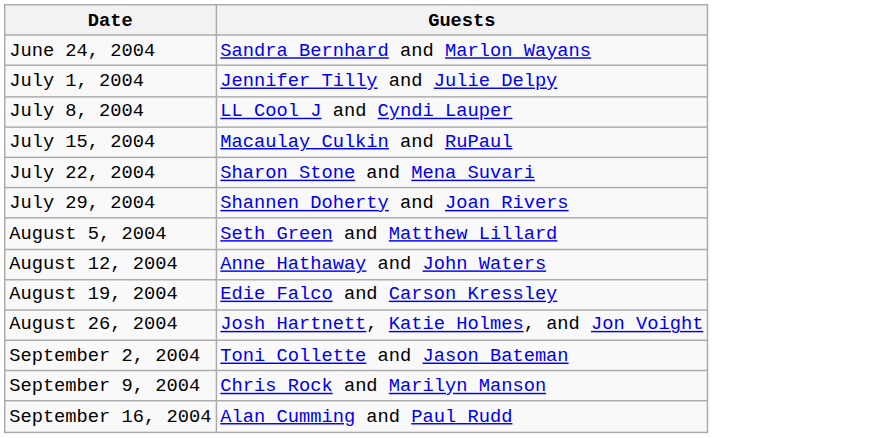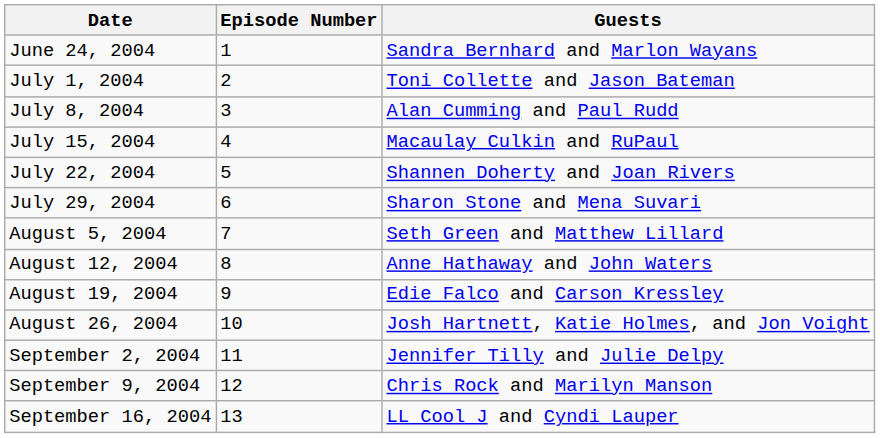+ column: (299, 20)
(389, 81) Jennifer Tilly and Julie Delpy -> (561, 81) Toni Collette and Jason Bateman
(366, 112) LL Cool J and Cyndi Lauper -> (533, 112) Alan Cumming and Paul Rudd
(378, 173) Sharon Stone and Mena Suvari -> (561, 173) Shannen Doherty and Joan Rivers
(394, 203) Shannen Doherty and Joan Rivers -> (544, 203) Sharon Stone and Mena Suvari
(394, 356) Toni Collette and Jason Bateman -> (555, 356) Jennifer Tilly and Julie Delpy
(366, 417) Alan Cumming and Paul Rudd -> (533, 417) LL Cool J and Cyndi Lauper
